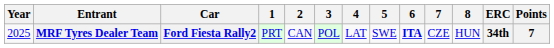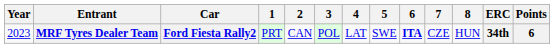(19, 33) 2025 -> (19, 33) 2023
(531, 33) 7 -> (531, 33) 6
